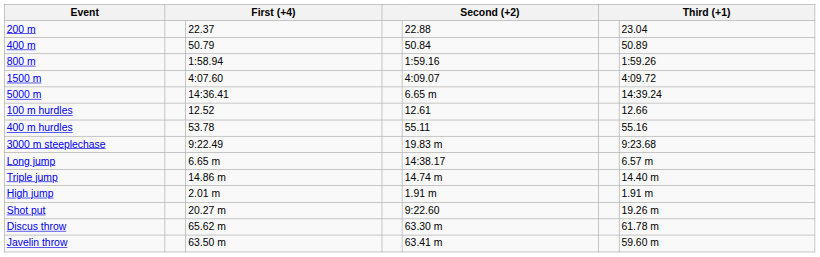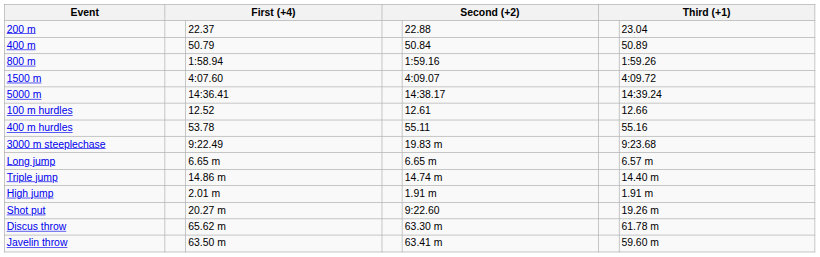(421, 95) 6.65 m -> (425, 95) 14:38.17
(425, 161) 14:38.17 -> (421, 161) 6.65 m
